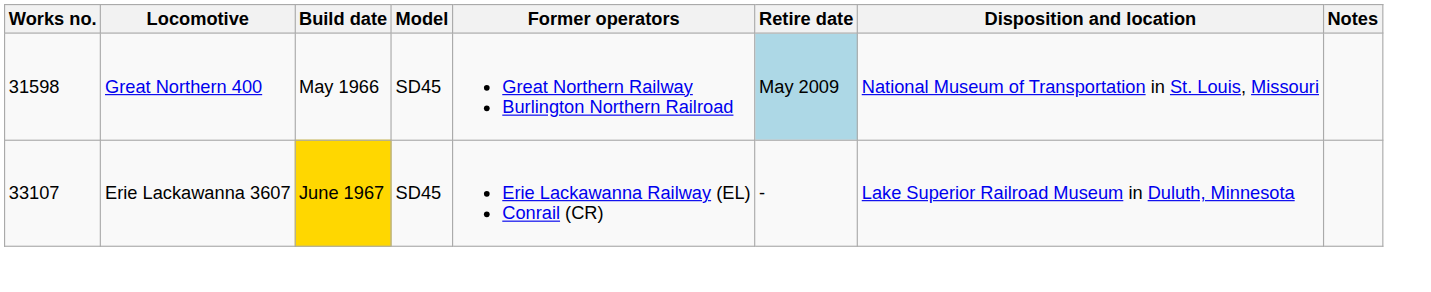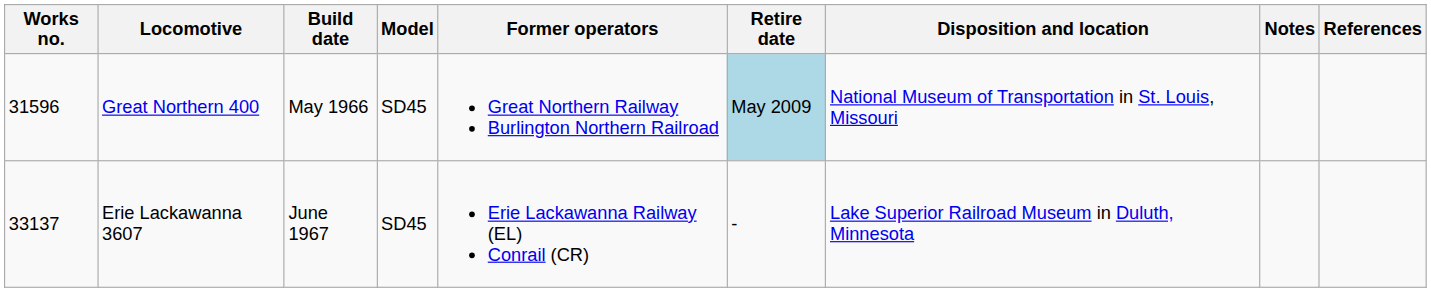+ column: (1373, 29)
(34, 86) 31598 -> (34, 107) 31596
(34, 193) 33107 -> (34, 223) 33137
(342, 193) gold background -> (309, 223) no background
